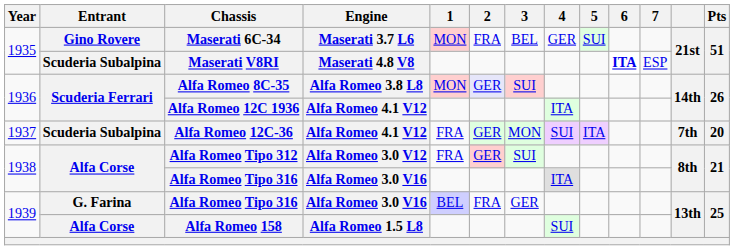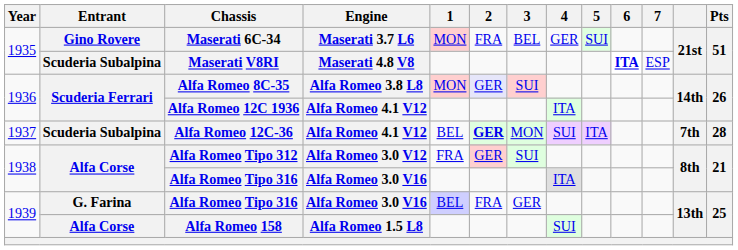(450, 132) FRA -> (450, 132) BEL
(487, 132) normal -> (488, 132) bold
(717, 132) 20 -> (719, 132) 28
